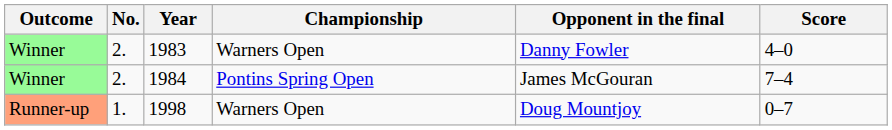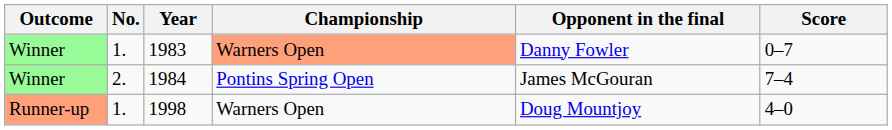(119, 49) 2. -> (119, 49) 1.
(270, 49) no background -> (270, 49) lightsalmon background
(779, 49) 4–0 -> (779, 49) 0–7
(779, 109) 0–7 -> (779, 109) 4–0
